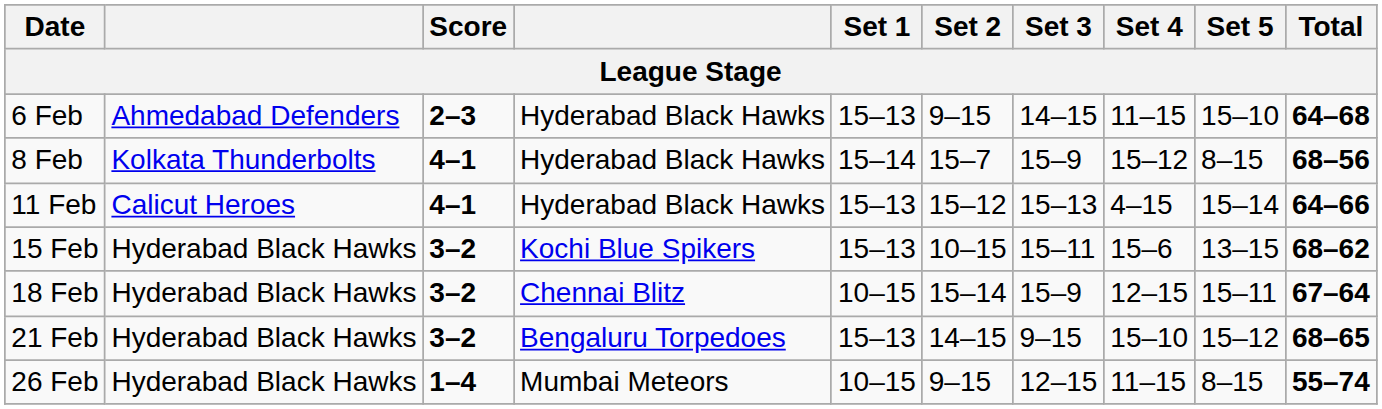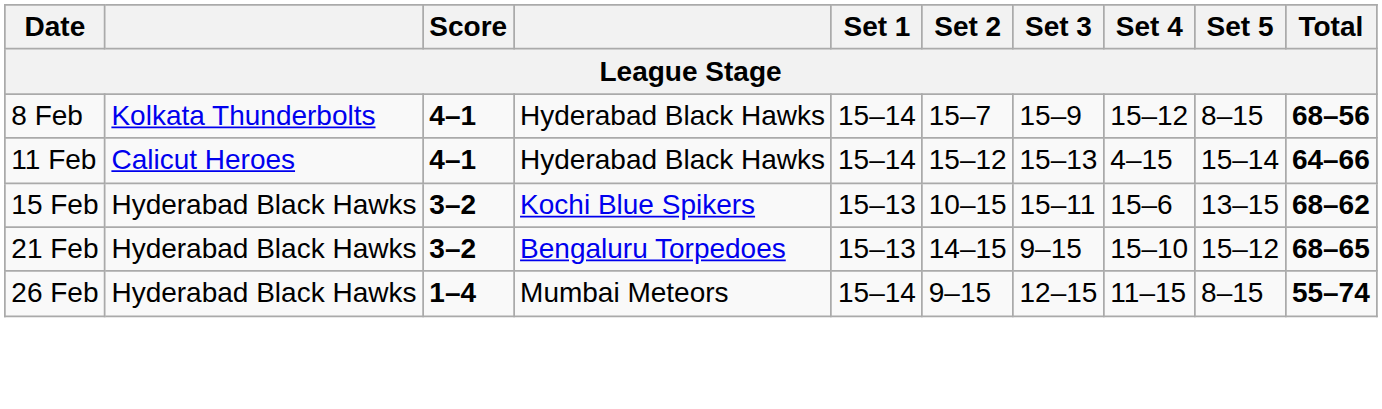- row: (47, 115)
(877, 204) 15–13 -> (877, 159) 15–14
- row: (55, 293)
(877, 381) 10–15 -> (877, 293) 15–14
